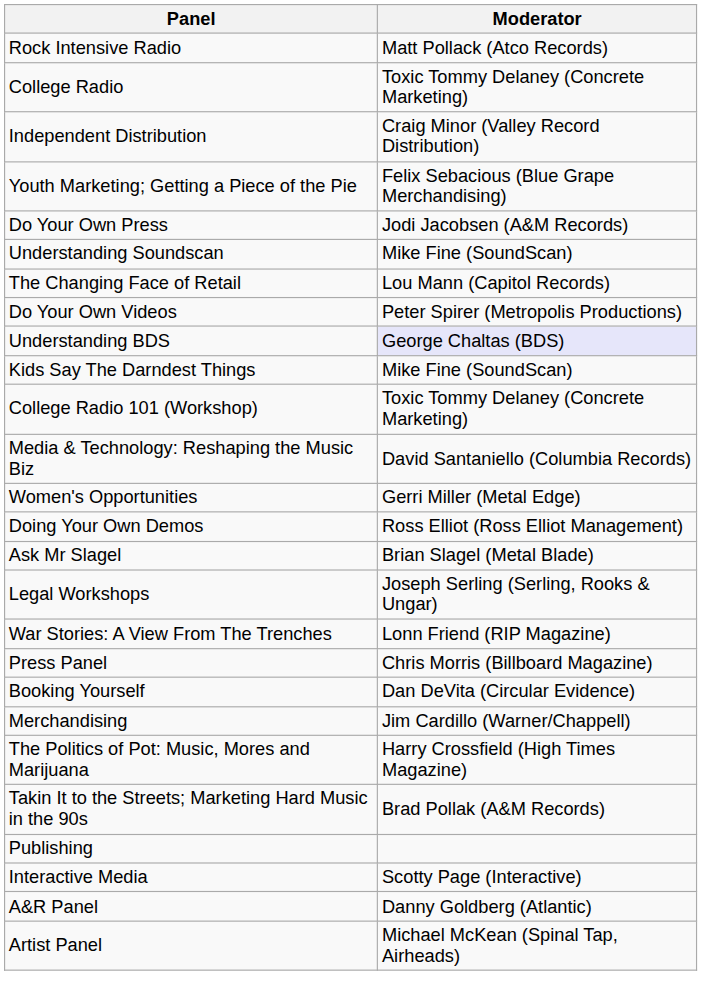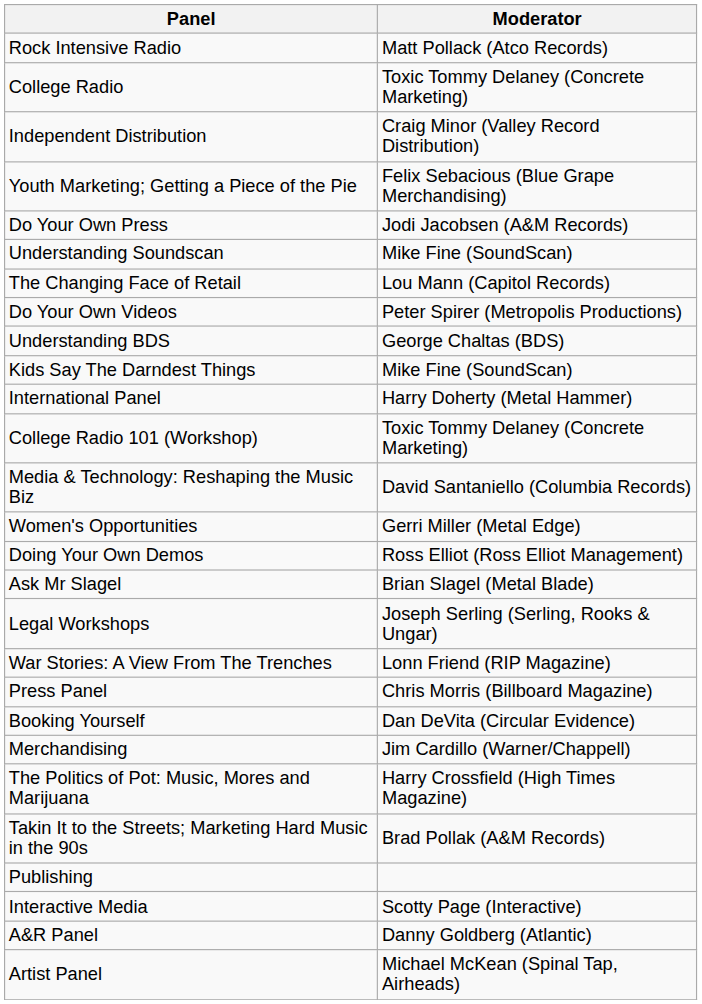(473, 340) lavender background -> (473, 340) no background
+ row: (85, 398)
